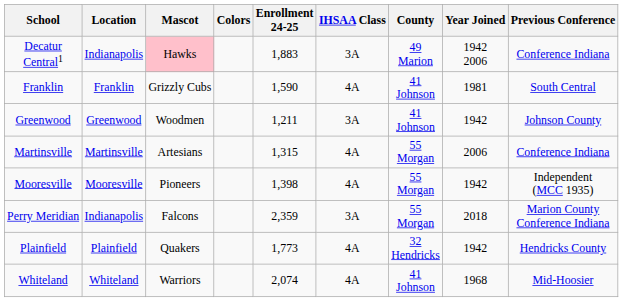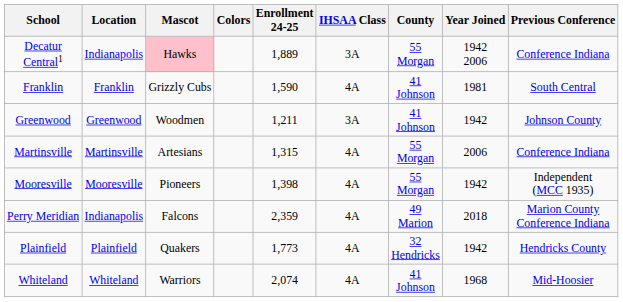(285, 54) 1,883 -> (285, 54) 1,889
(416, 54) 49 Marion -> (416, 54) 55 Morgan
(352, 216) 3A -> (352, 216) 4A
(416, 216) 55 Morgan -> (416, 216) 49 Marion
